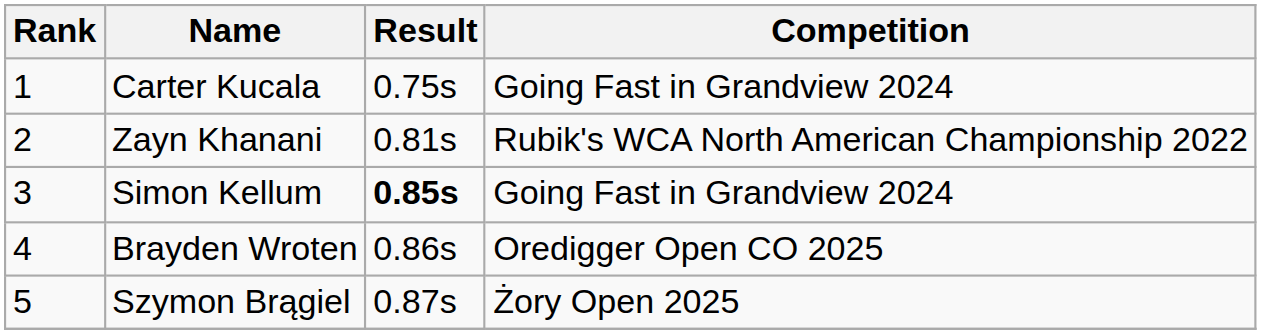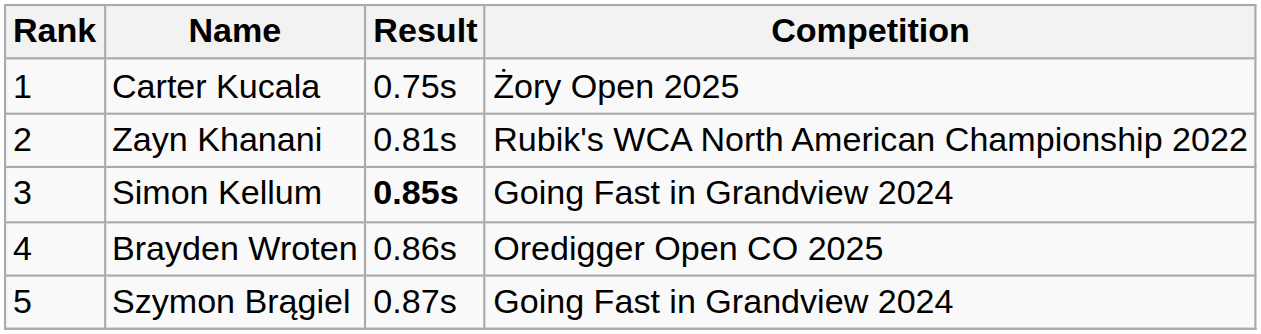(723, 85) Going Fast in Grandview 2024 -> (616, 85) Żory Open 2025
(616, 301) Żory Open 2025 -> (723, 301) Going Fast in Grandview 2024
